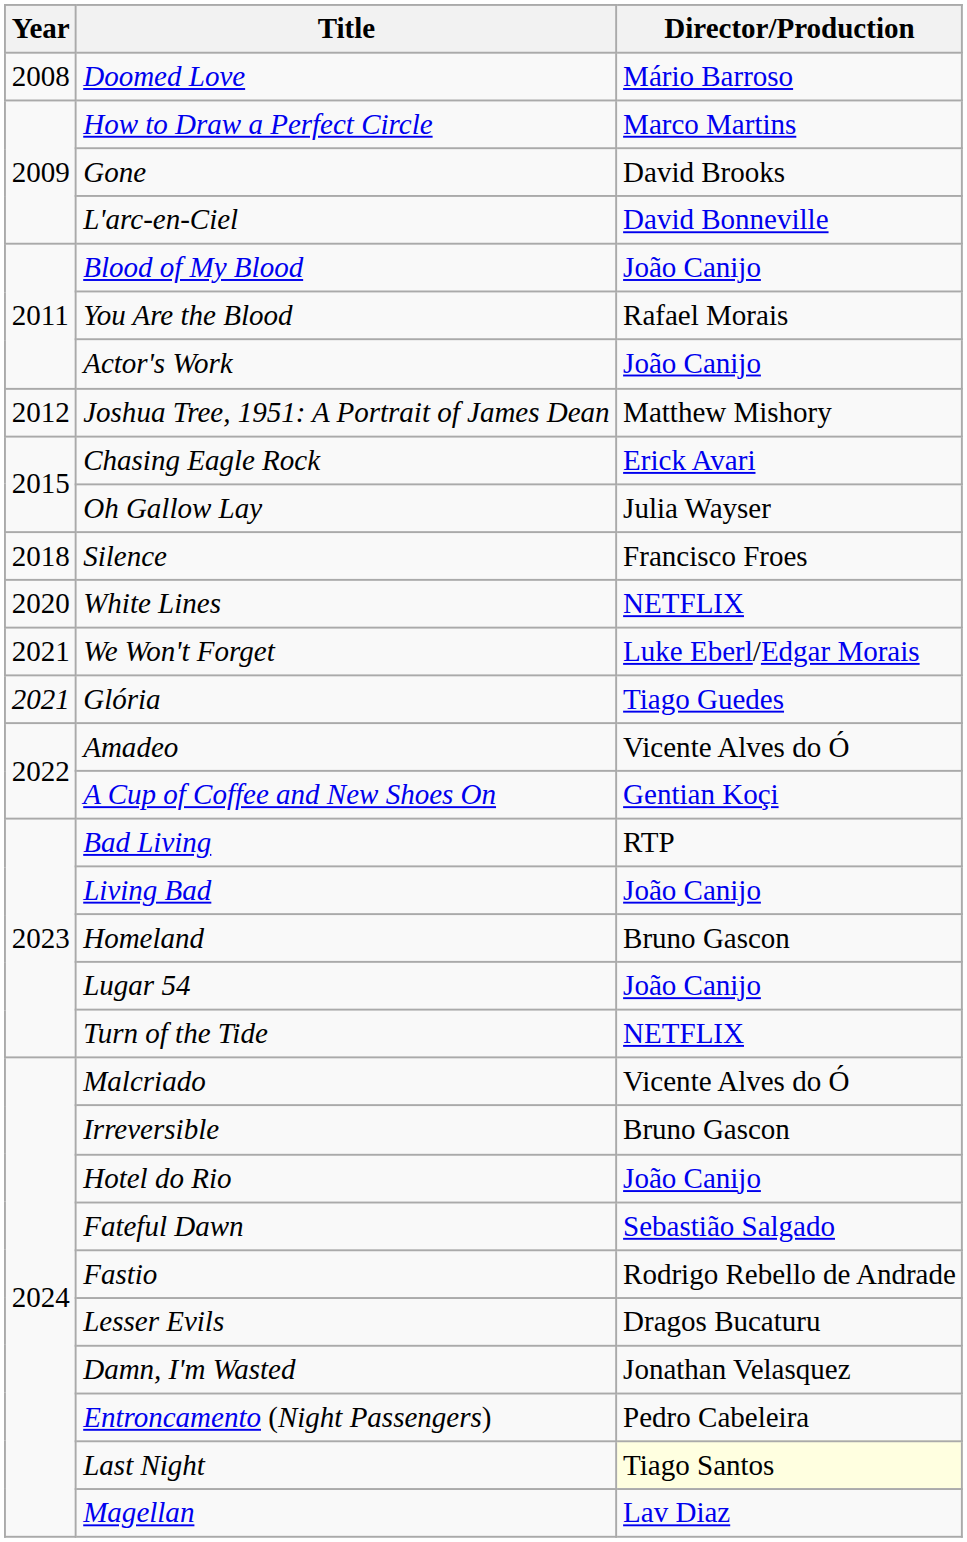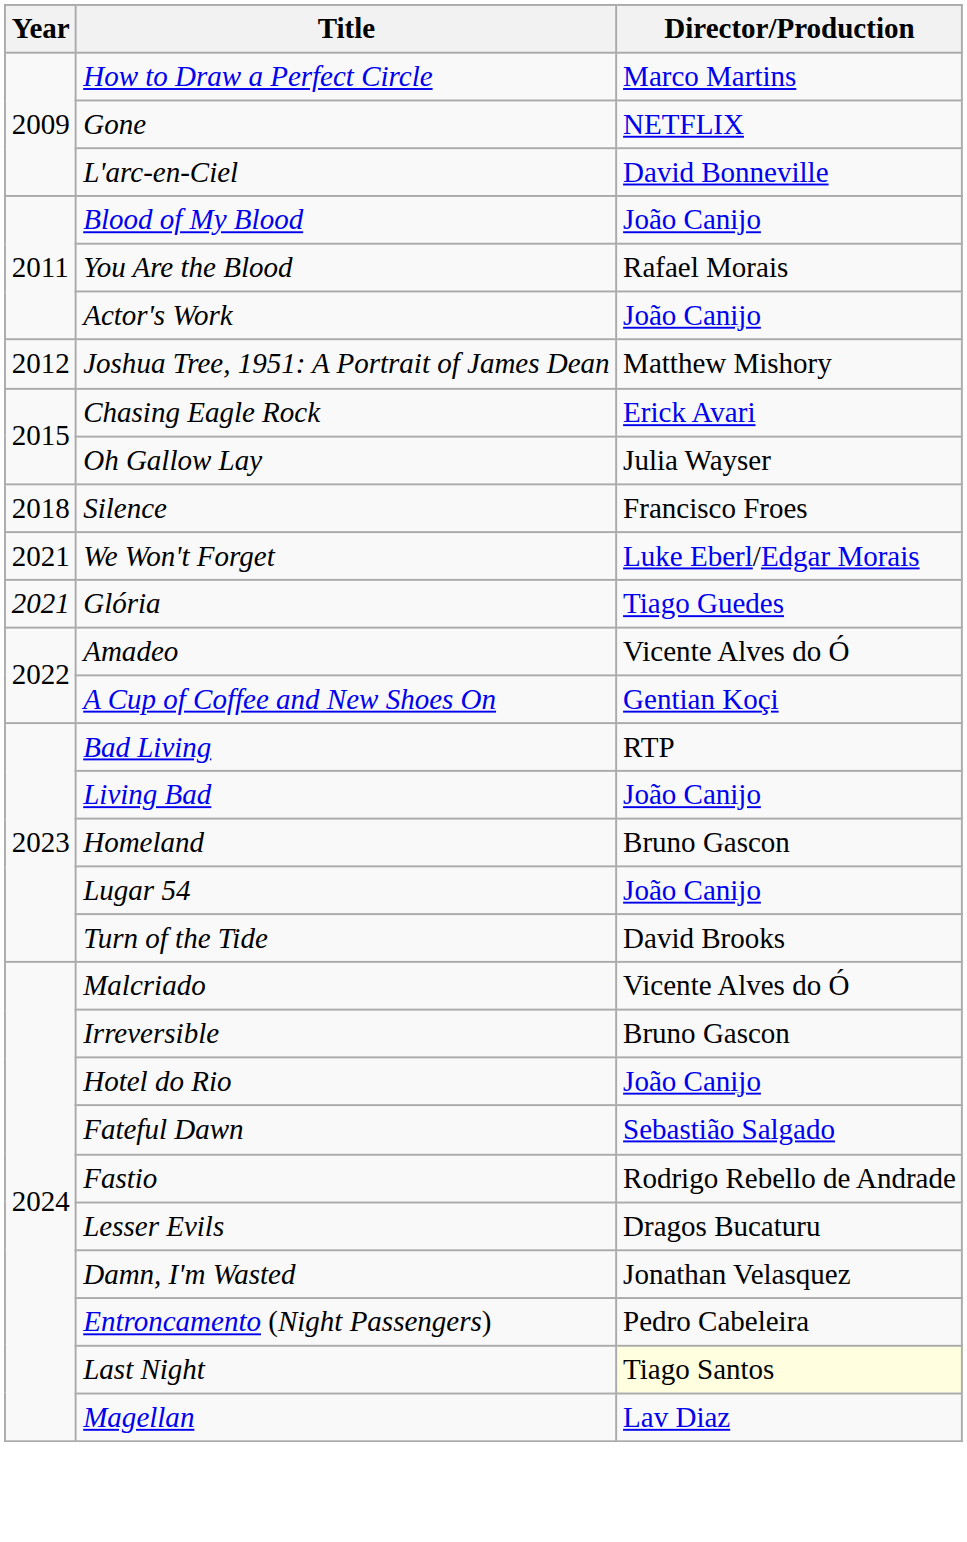- row: (164, 76)
(704, 172) David Brooks -> (684, 124) NETFLIX
- row: (152, 603)
(684, 1033) NETFLIX -> (704, 938) David Brooks
